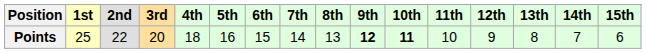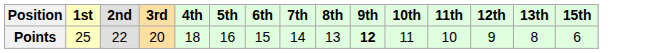- column: (577, 15)
(407, 37) bold -> (407, 37) normal
